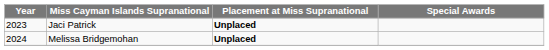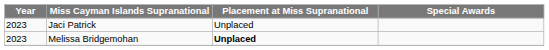(235, 25) bold -> (234, 25) normal
(16, 38) 2024 -> (16, 38) 2023
